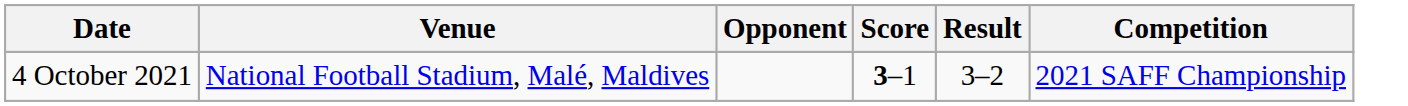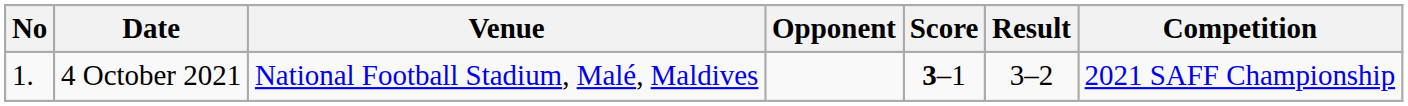+ column: (30, 27)
